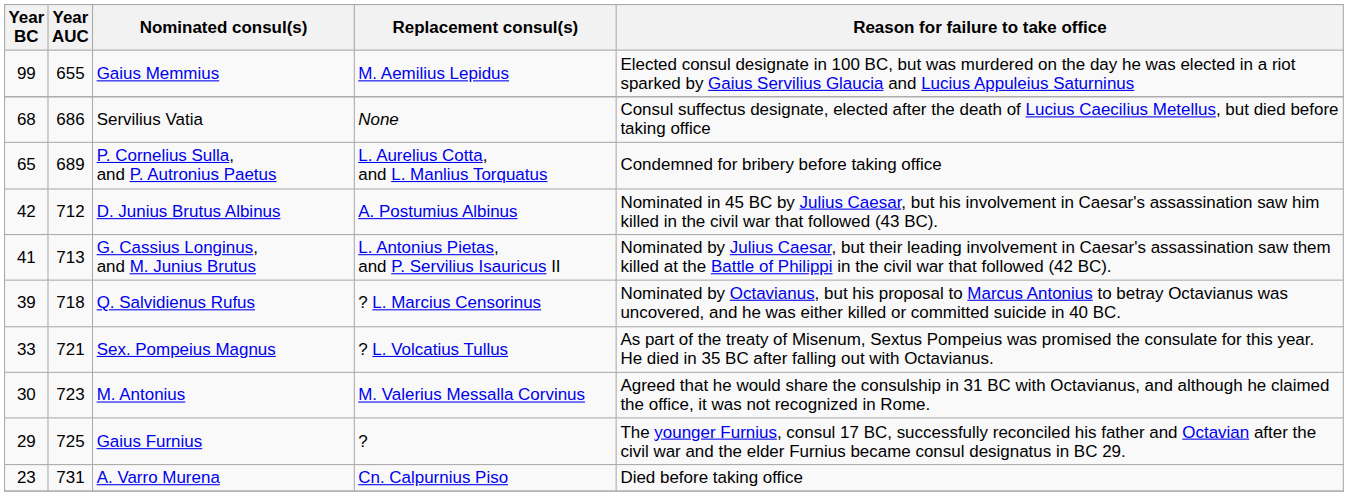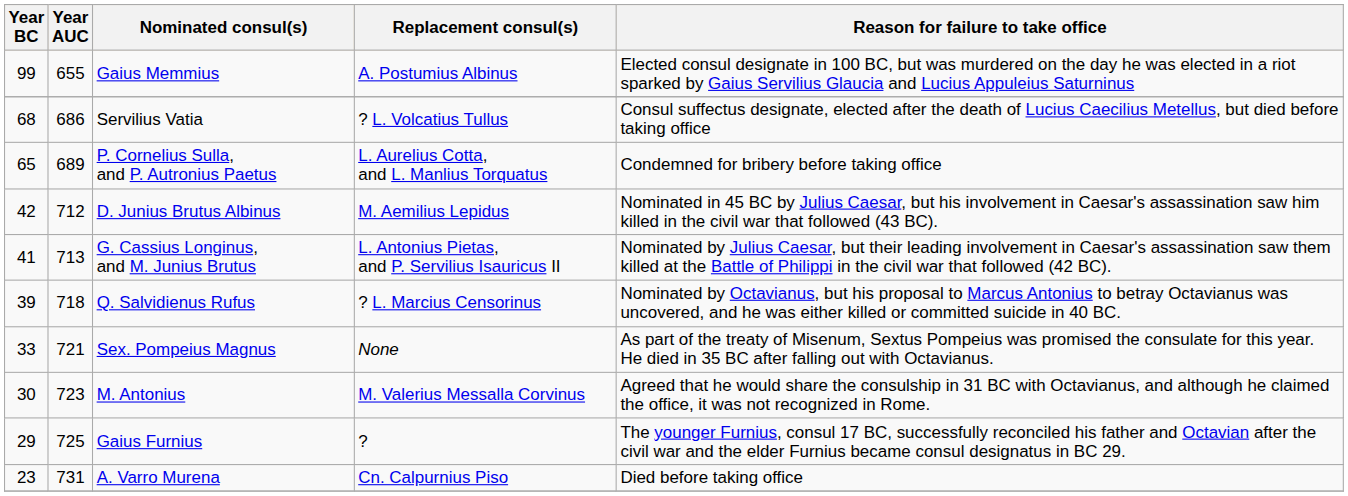(434, 73) M. Aemilius Lepidus -> (438, 73) A. Postumius Albinus
(378, 119) None -> (433, 119) ? L. Volcatius Tullus
(438, 211) A. Postumius Albinus -> (434, 211) M. Aemilius Lepidus
(433, 349) ? L. Volcatius Tullus -> (378, 349) None
